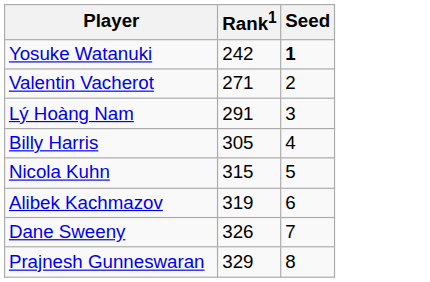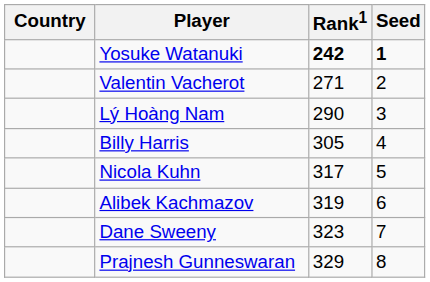+ column: (50, 21)
(238, 54) normal -> (328, 54) bold
(238, 113) 291 -> (328, 113) 290
(238, 172) 315 -> (328, 172) 317
(238, 232) 326 -> (328, 232) 323
